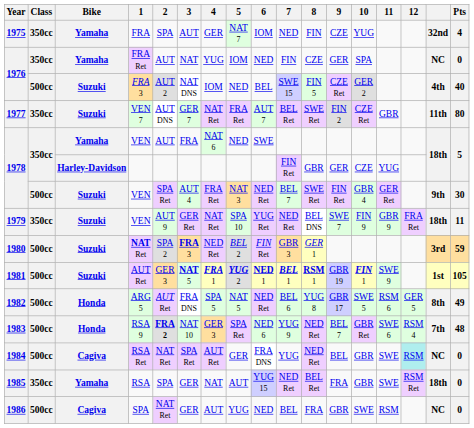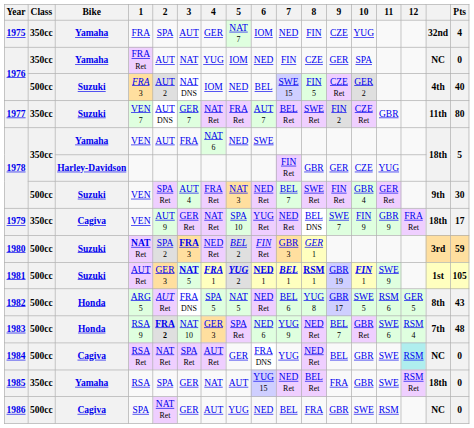(92, 222) Suzuki -> (92, 222) Cagiva
(460, 222) 11 -> (460, 222) 17
(460, 302) 49 -> (460, 302) 43
